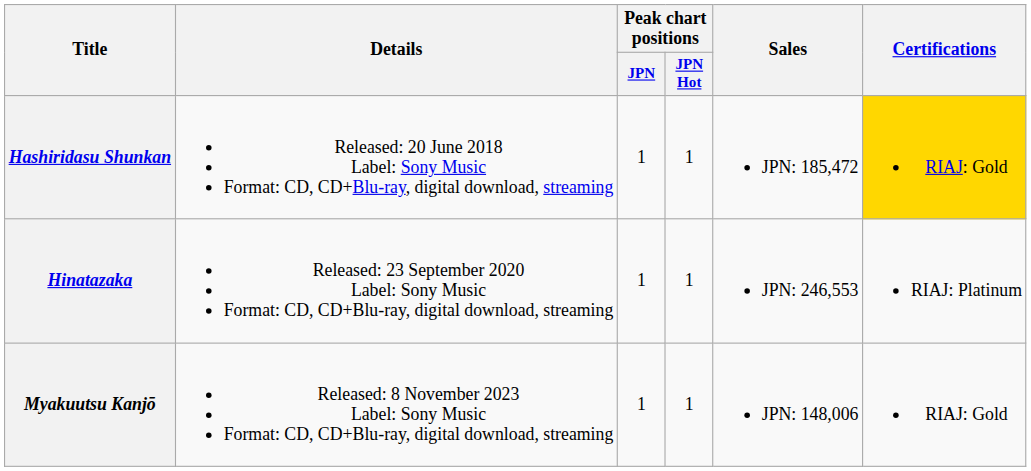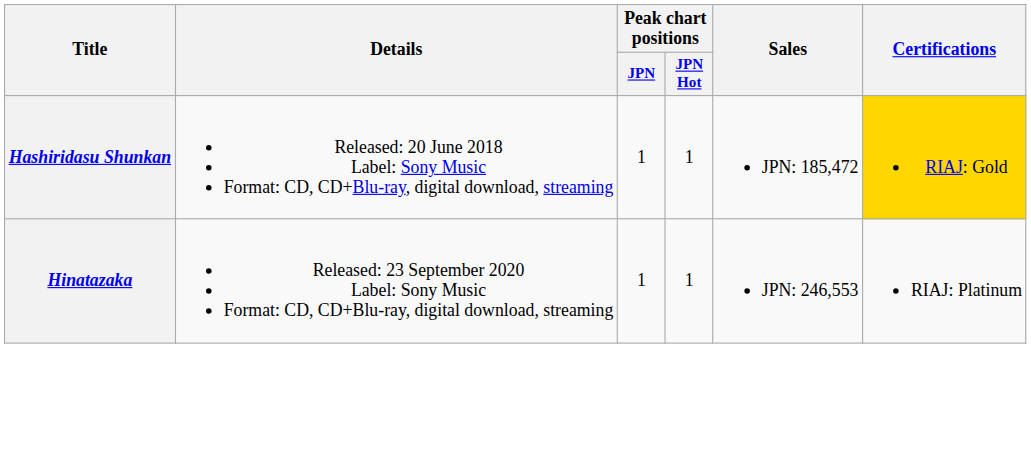- row: (90, 404)
